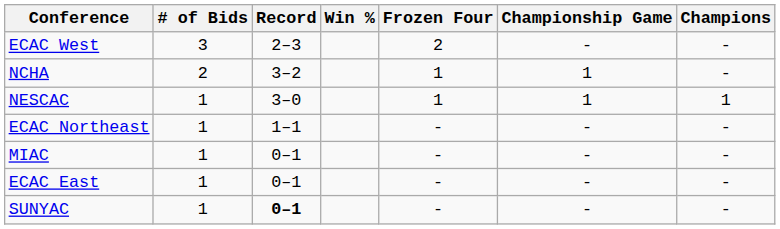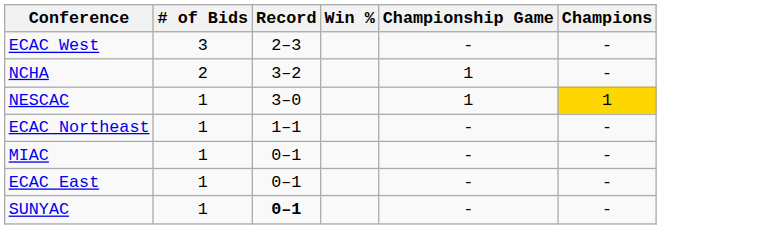- column: (438, 18)
(726, 100) no background -> (607, 100) gold background
